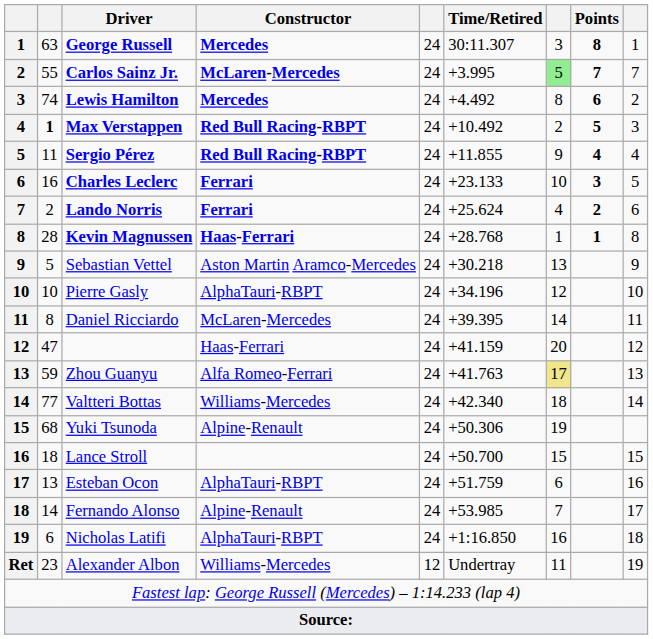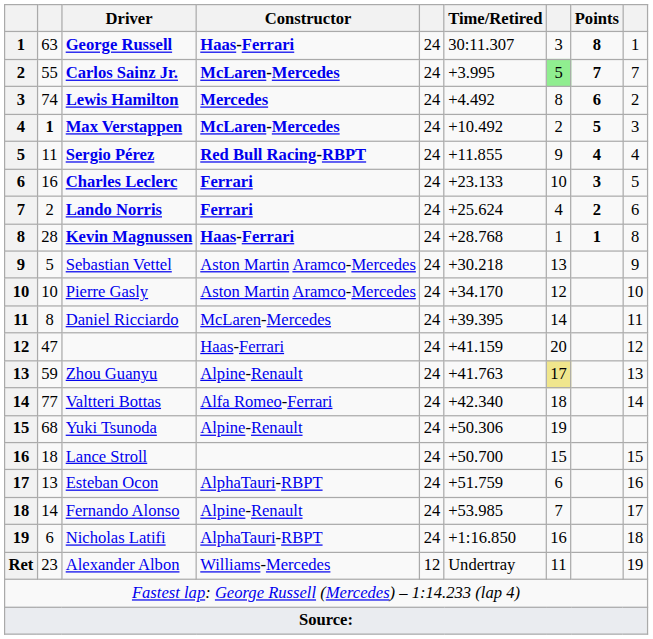(234, 45) Mercedes -> (247, 45) Haas-Ferrari
(283, 127) Red Bull Racing-RBPT -> (270, 127) McLaren-Mercedes
(261, 291) AlphaTauri-RBPT -> (308, 291) Aston Martin Aramco-Mercedes
(476, 291) +34.196 -> (476, 291) +34.170
(266, 373) Alfa Romeo-Ferrari -> (251, 373) Alpine-Renault
(265, 401) Williams-Mercedes -> (266, 401) Alfa Romeo-Ferrari
